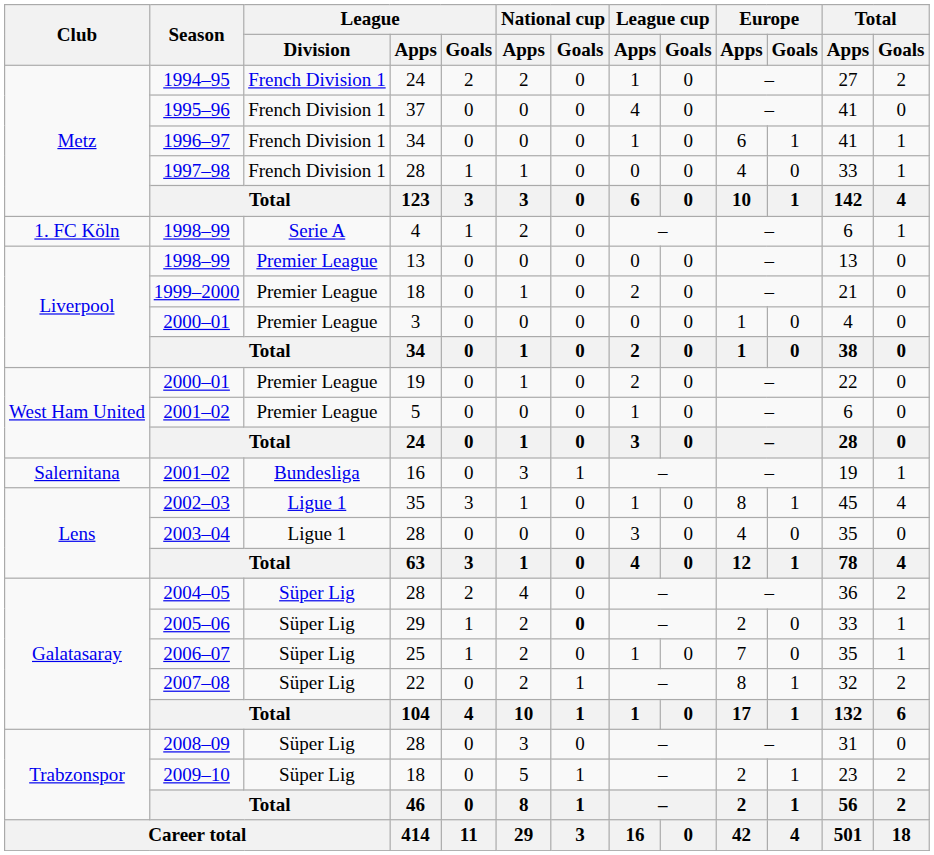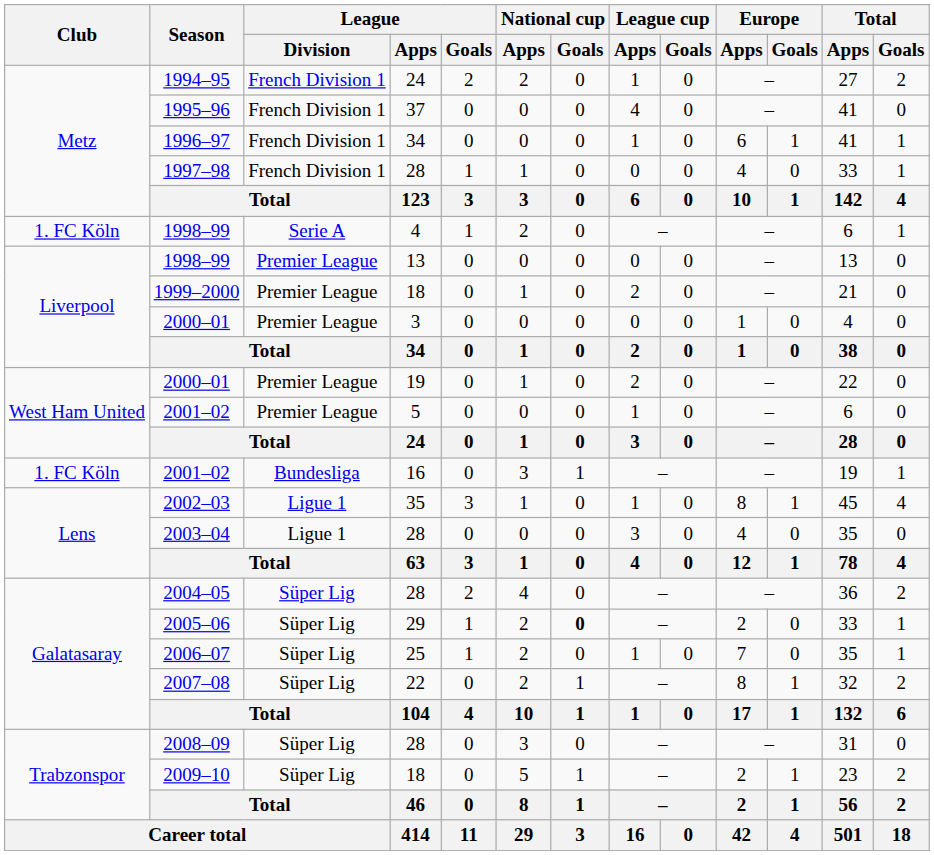(77, 472) Salernitana -> (77, 472) 1. FC Köln
